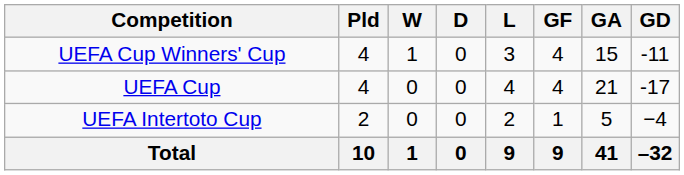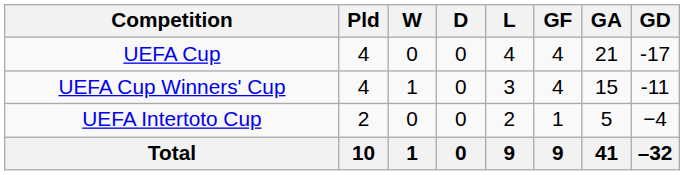rows swapped: (172, 53) <-> (172, 86)
